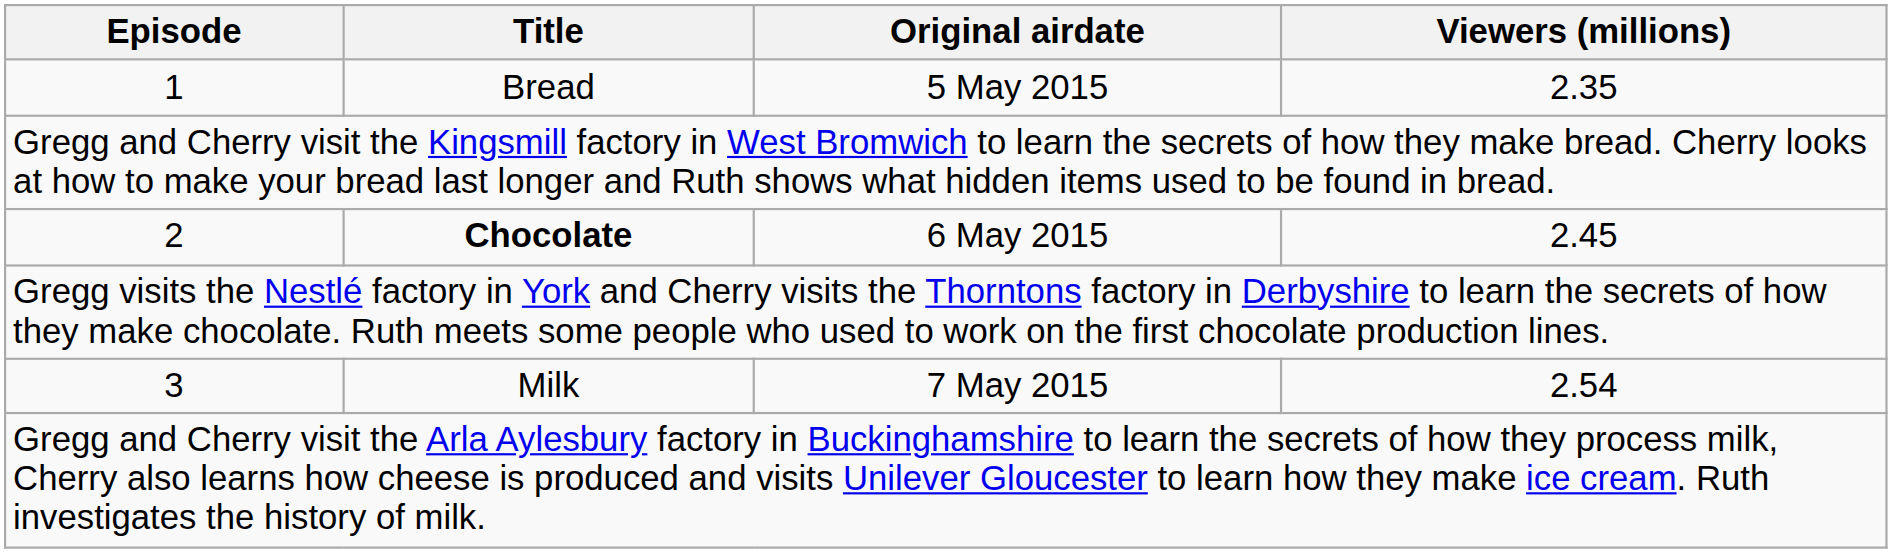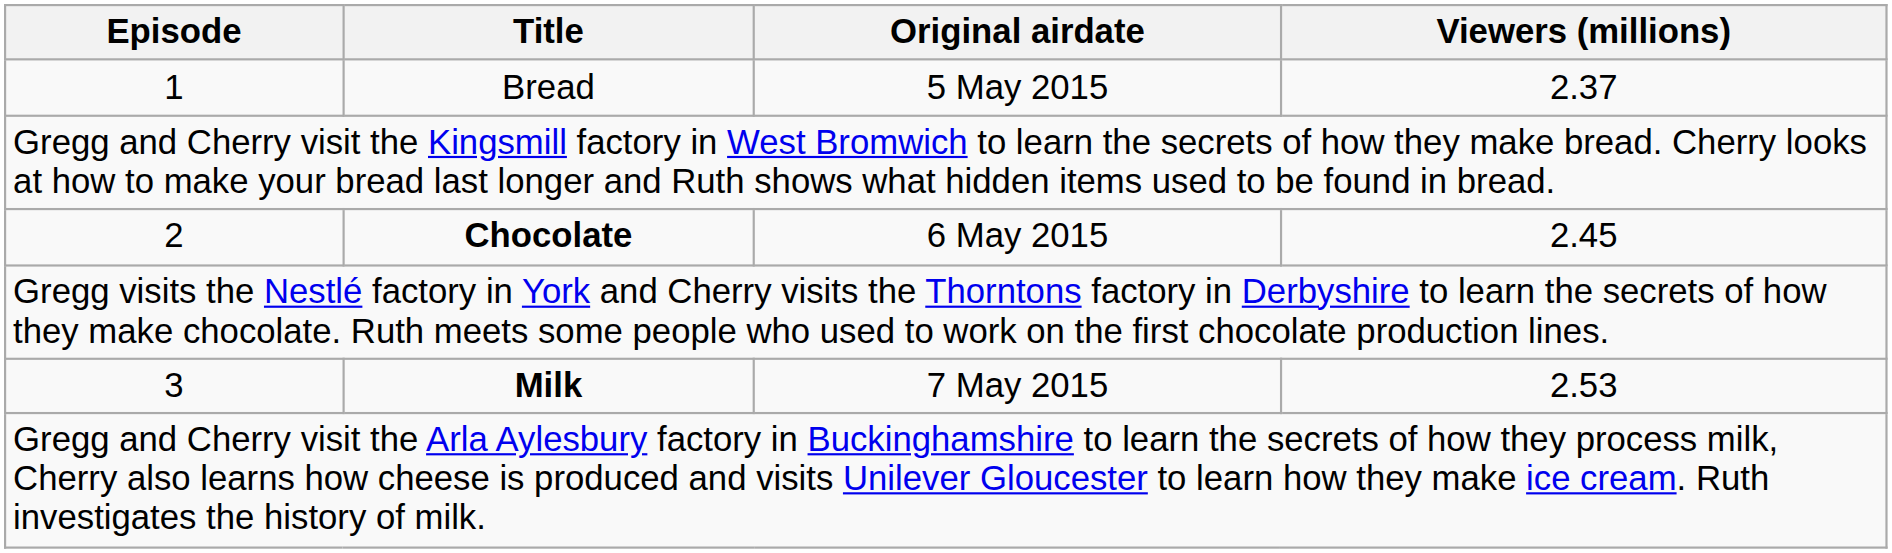(1584, 87) 2.35 -> (1584, 87) 2.37
(548, 385) normal -> (548, 385) bold
(1584, 385) 2.54 -> (1584, 385) 2.53
